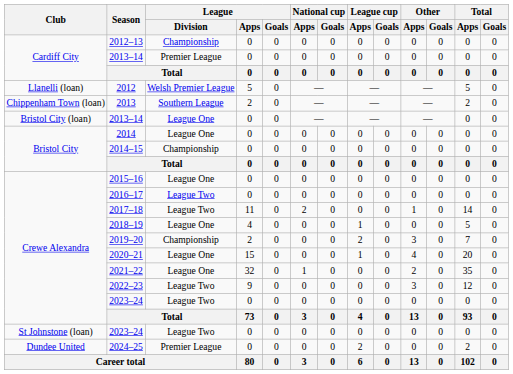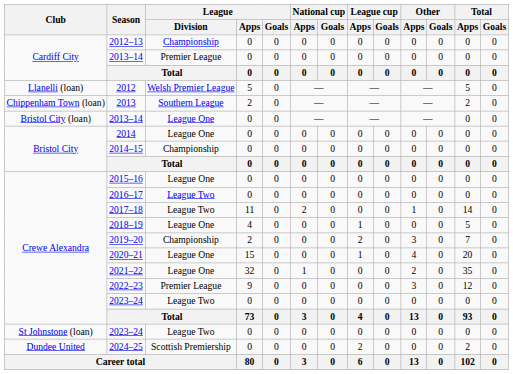(191, 286) League Two -> (191, 286) Premier League
(191, 347) Premier League -> (191, 347) Scottish Premiership
